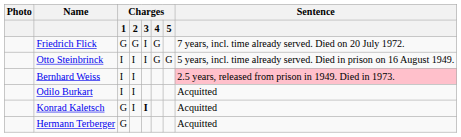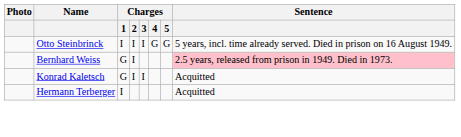- row: (67, 44)
(121, 76) I -> (123, 60) G
- row: (65, 92)
(146, 108) bold -> (143, 76) normal
(123, 124) G -> (121, 92) I
